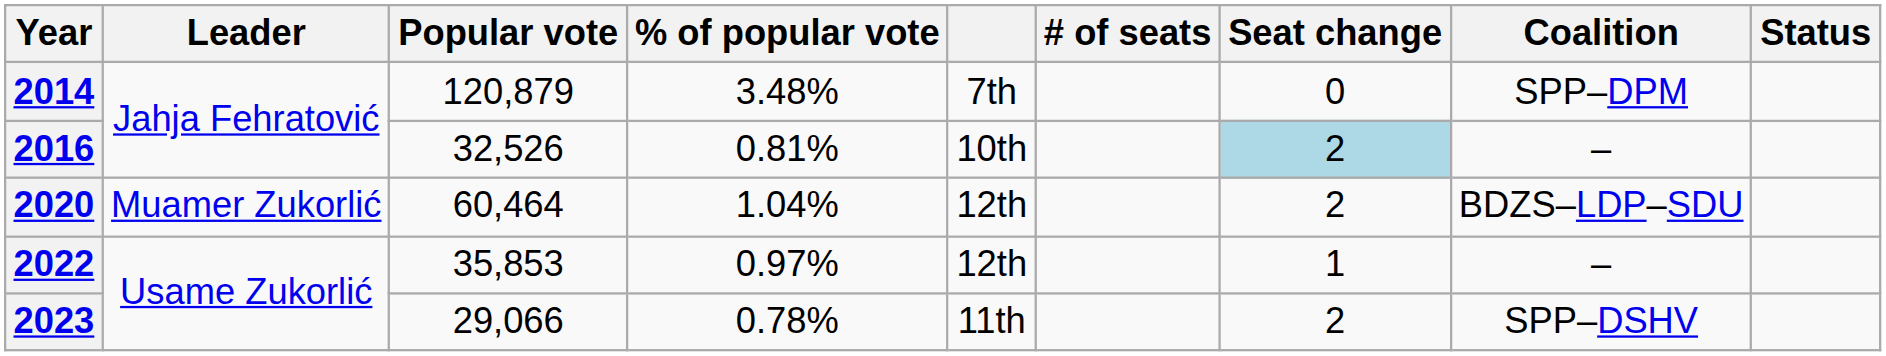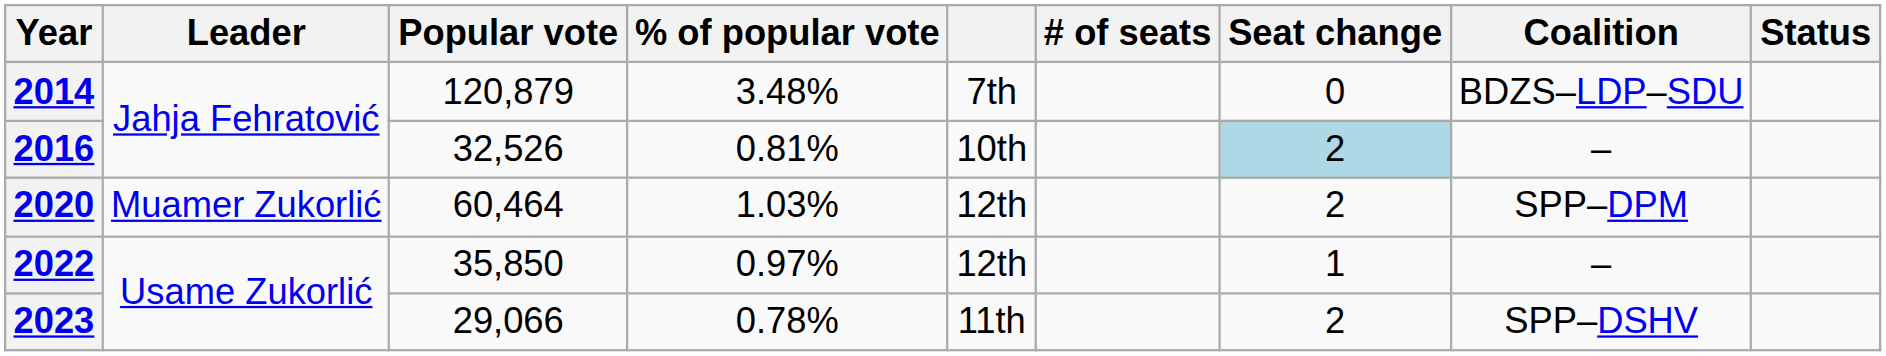(1601, 90) SPP–DPM -> (1601, 90) BDZS–LDP–SDU
(787, 206) 1.04% -> (787, 206) 1.03%
(1601, 206) BDZS–LDP–SDU -> (1601, 206) SPP–DPM
(508, 263) 35,853 -> (508, 263) 35,850
